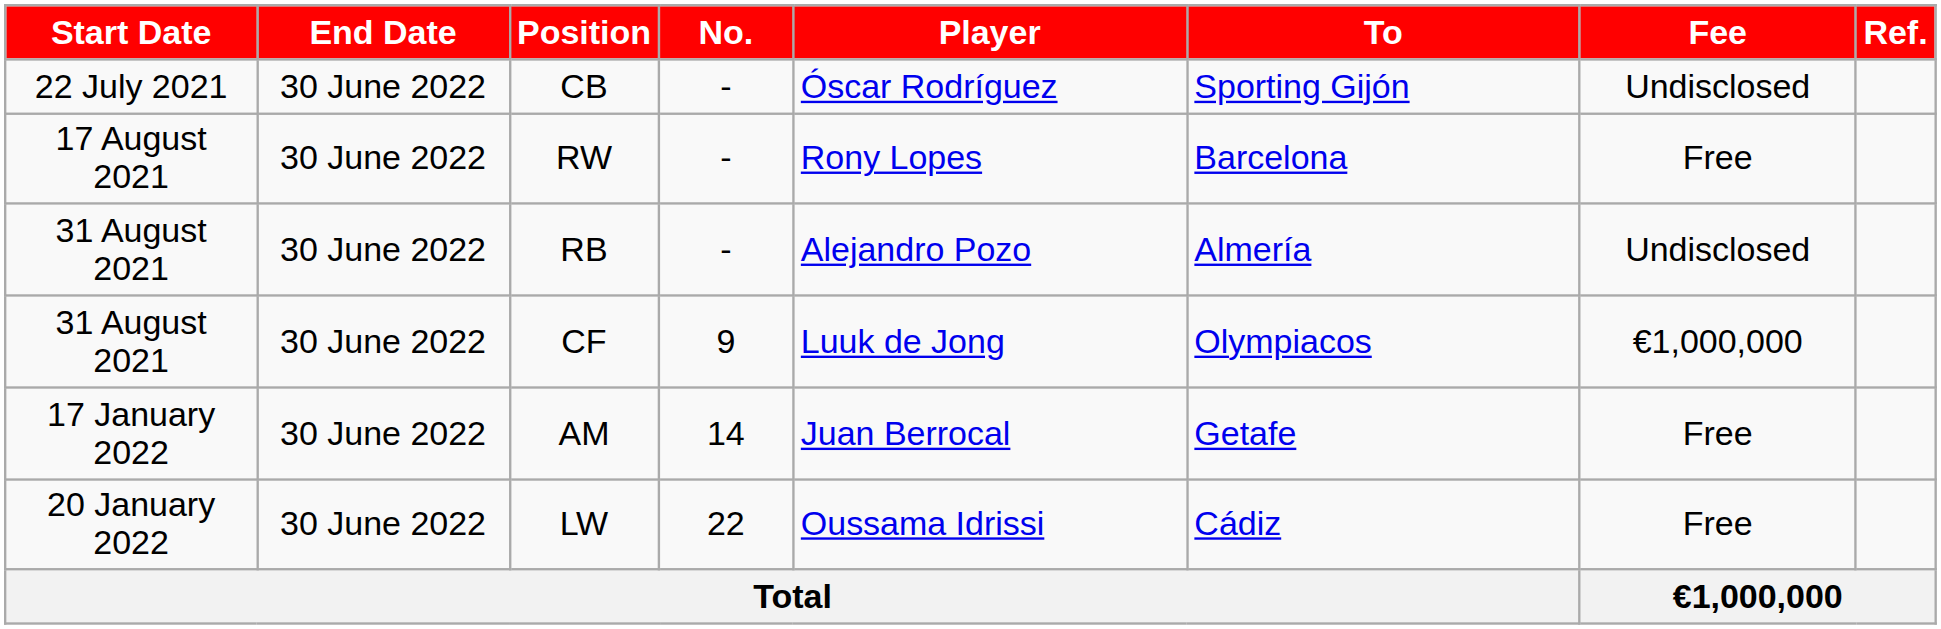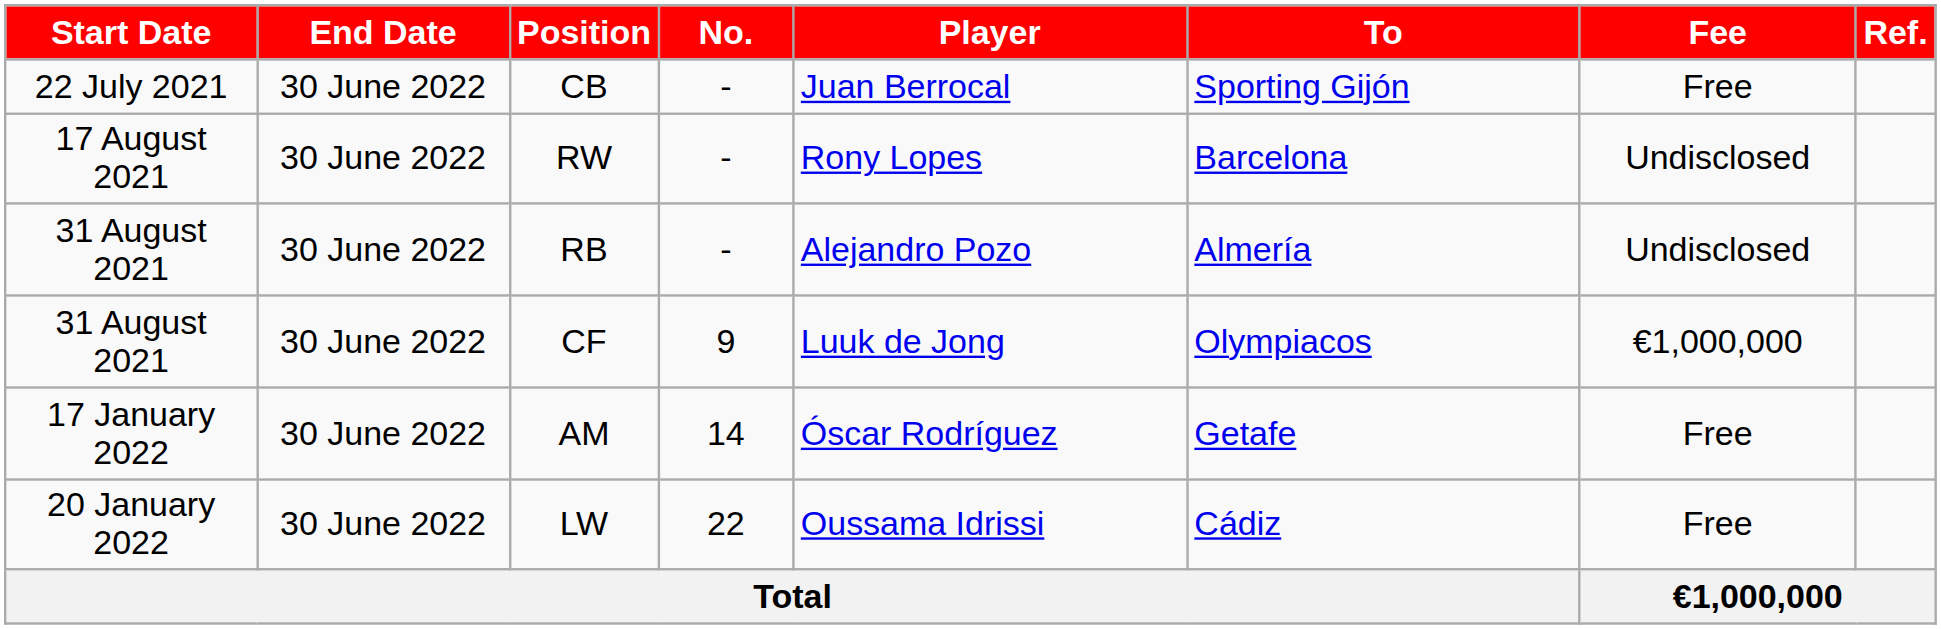(929, 86) Óscar Rodríguez -> (906, 86) Juan Berrocal
(1718, 86) Undisclosed -> (1718, 86) Free
(1718, 159) Free -> (1718, 159) Undisclosed
(906, 433) Juan Berrocal -> (929, 433) Óscar Rodríguez
